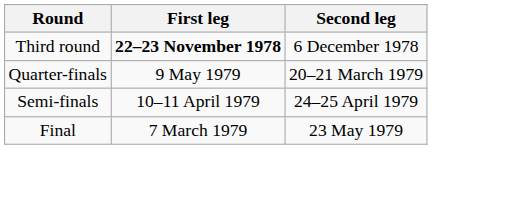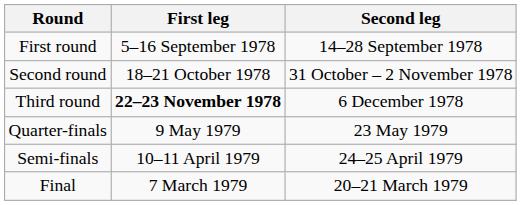+ row: (58, 46)
+ row: (58, 74)
(356, 74) 20–21 March 1979 -> (401, 130) 23 May 1979
(356, 130) 23 May 1979 -> (401, 185) 20–21 March 1979
